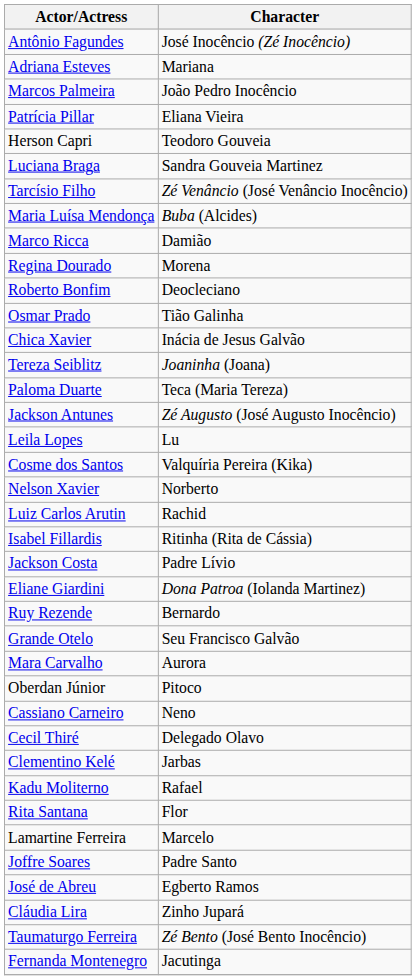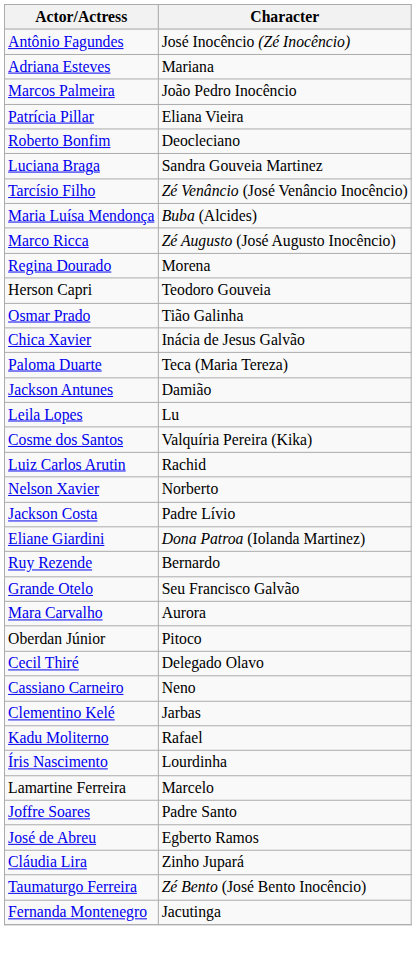rows swapped: (50, 141) <-> (59, 290)
(186, 240) Damião -> (279, 240) Zé Augusto (José Augusto Inocêncio)
- row: (55, 365)
(279, 414) Zé Augusto (José Augusto Inocêncio) -> (186, 389) Damião
rows swapped: (67, 514) <-> (54, 489)
- row: (55, 539)
rows swapped: (66, 713) <-> (43, 738)
+ row: (58, 762)
- row: (48, 812)
